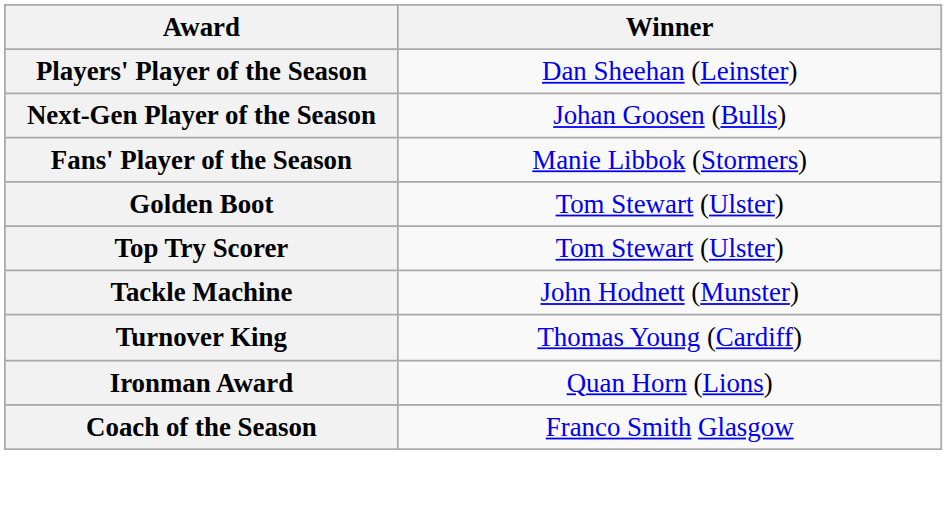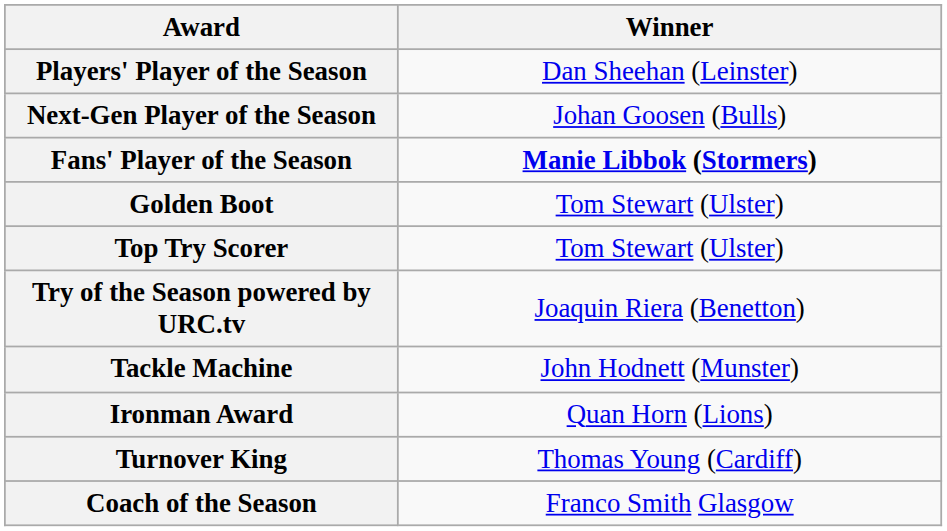(670, 159) normal -> (670, 159) bold
+ row: (201, 308)
rows swapped: (201, 337) <-> (201, 381)
